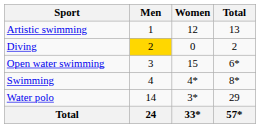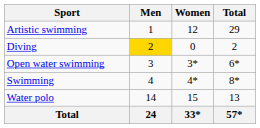(234, 30) 13 -> (234, 30) 29
(193, 64) 15 -> (193, 64) 3*
(193, 98) 3* -> (193, 98) 15
(234, 98) 29 -> (234, 98) 13
